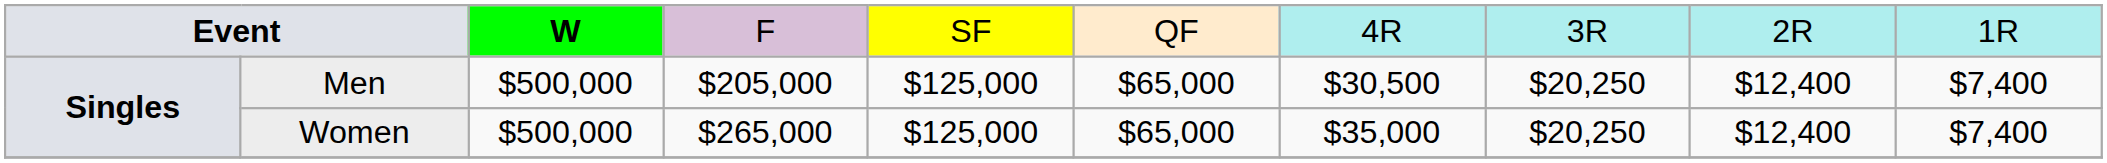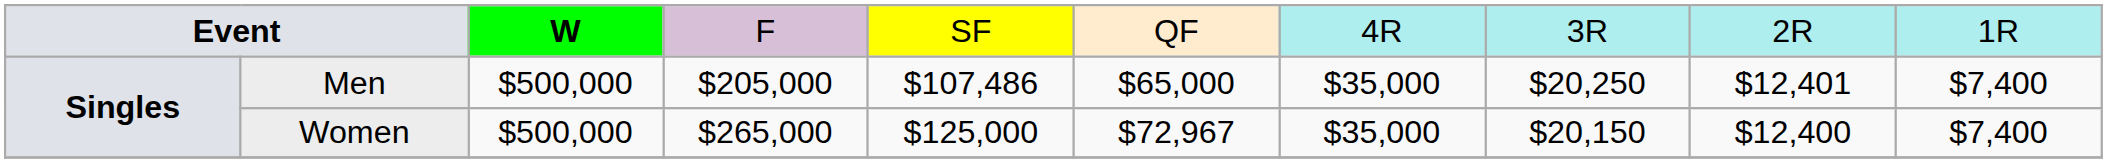(971, 82) $125,000 -> (971, 82) $107,486
(1382, 82) $30,500 -> (1382, 82) $35,000
(1793, 82) $12,400 -> (1793, 82) $12,401
(1176, 133) $65,000 -> (1176, 133) $72,967
(1587, 133) $20,250 -> (1587, 133) $20,150
